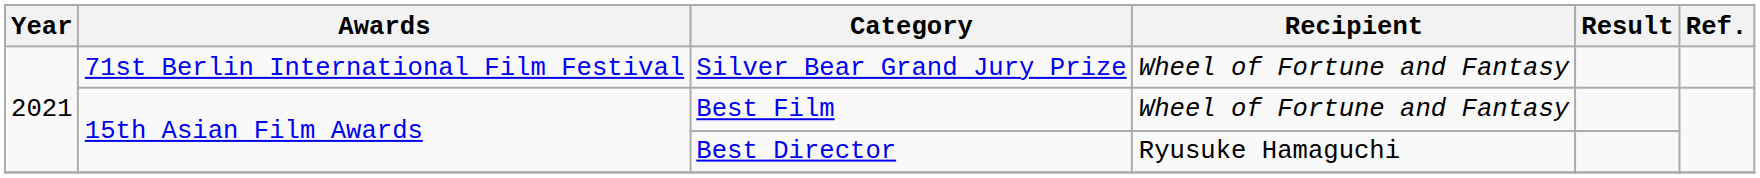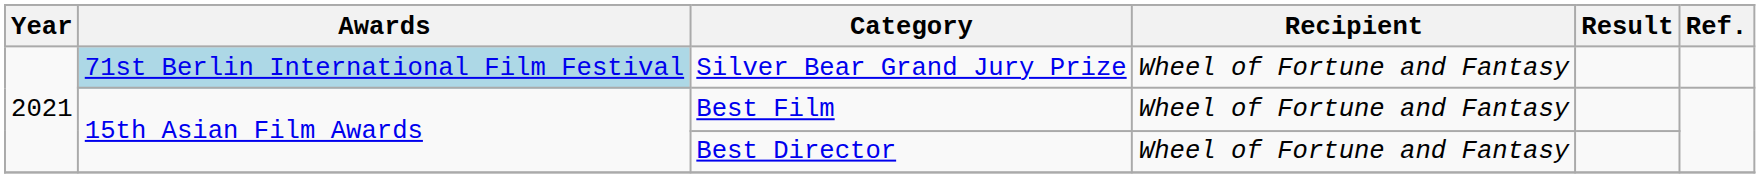(384, 68) no background -> (384, 68) lightblue background
(1269, 151) Ryusuke Hamaguchi -> (1354, 151) Wheel of Fortune and Fantasy
